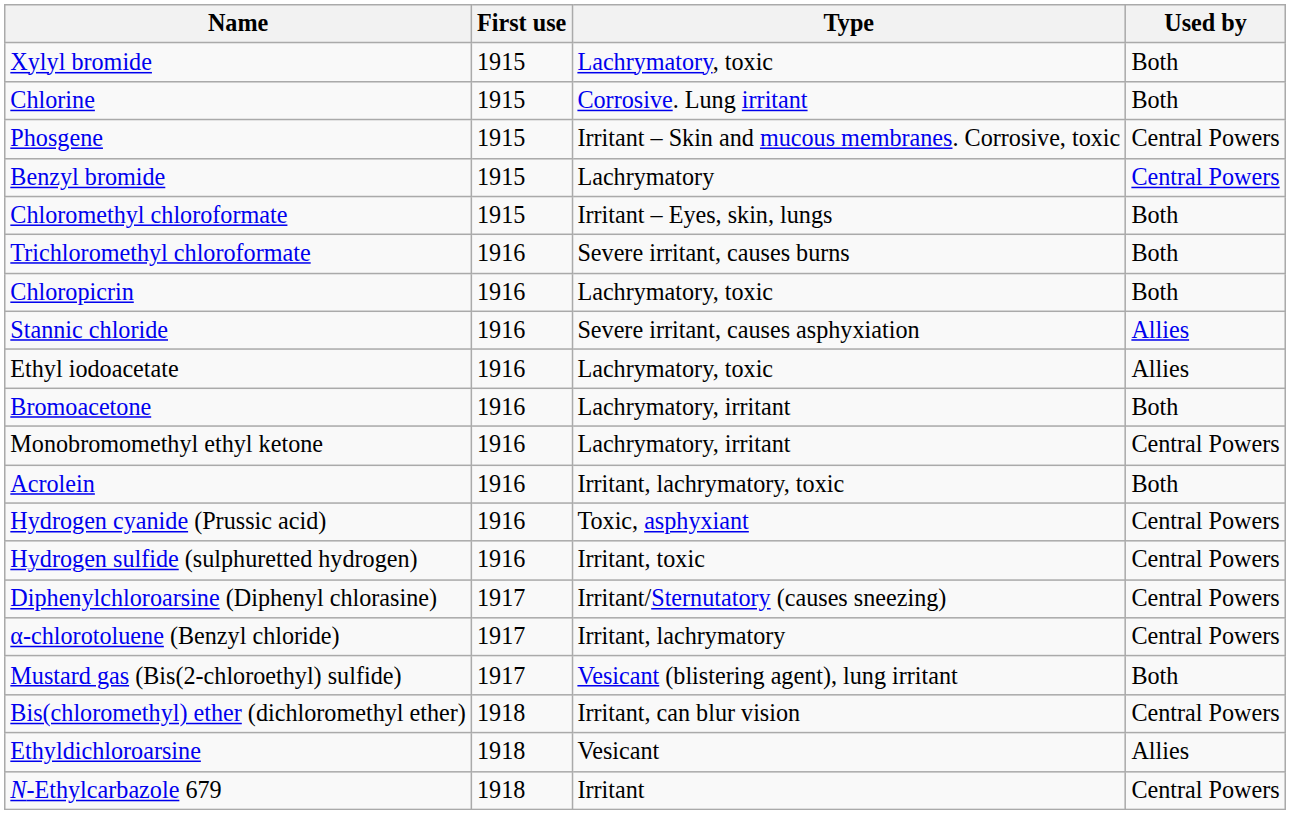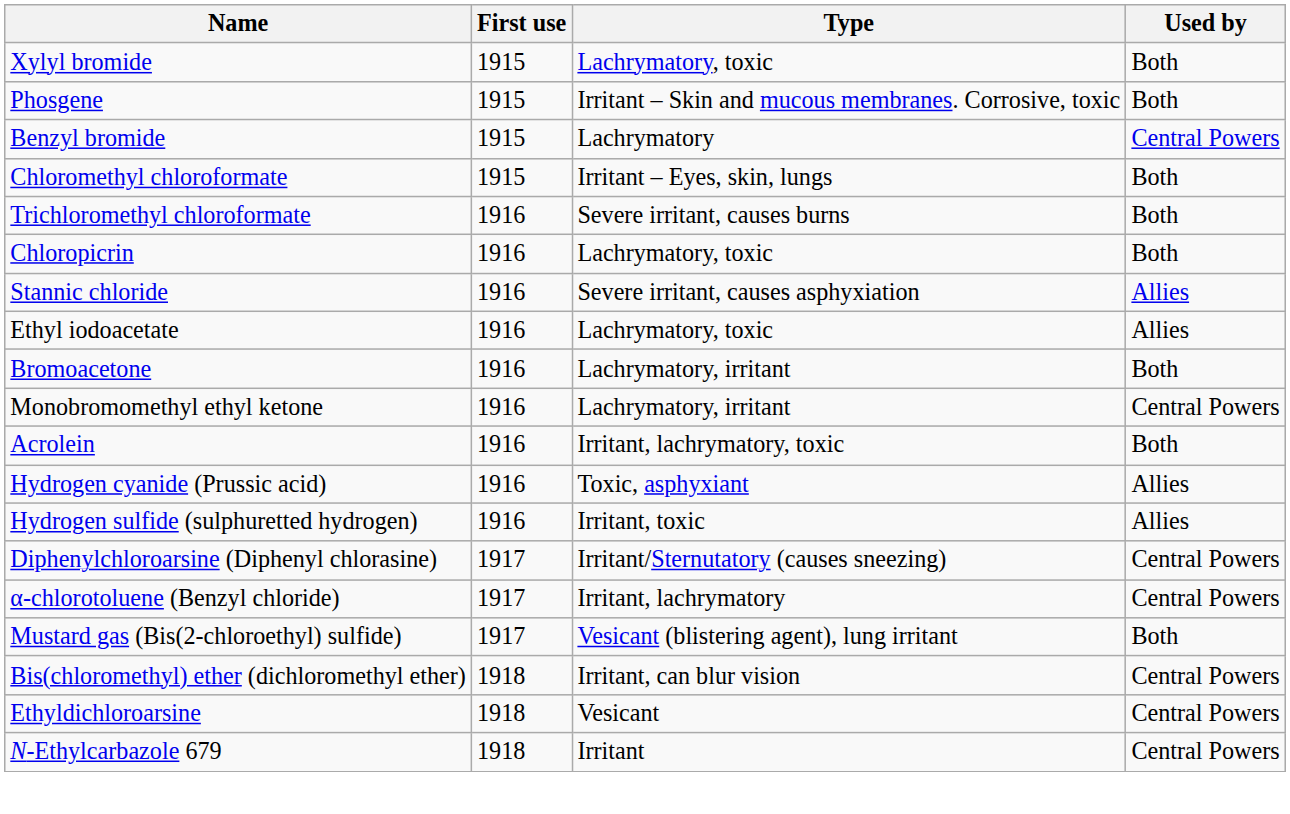- row: (53, 100)
(1206, 138) Central Powers -> (1155, 100) Both
(1206, 521) Central Powers -> (1160, 483) Allies
(1206, 560) Central Powers -> (1160, 521) Allies
(1160, 751) Allies -> (1206, 713) Central Powers
